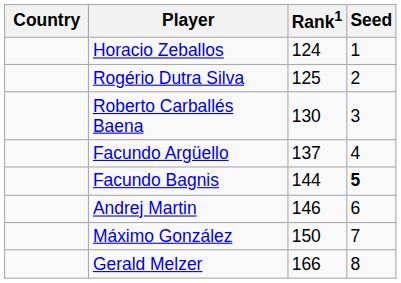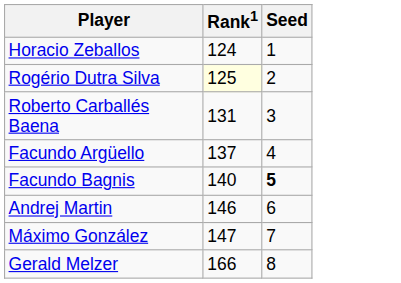- column: (47, 20)
(306, 78) no background -> (222, 78) lightyellow background
(306, 115) 130 -> (222, 115) 131
(306, 180) 144 -> (222, 180) 140
(306, 236) 150 -> (222, 236) 147
